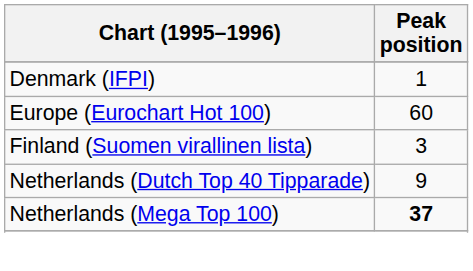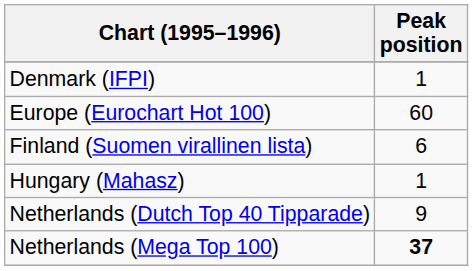(421, 146) 3 -> (421, 146) 6
+ row: (97, 180)
